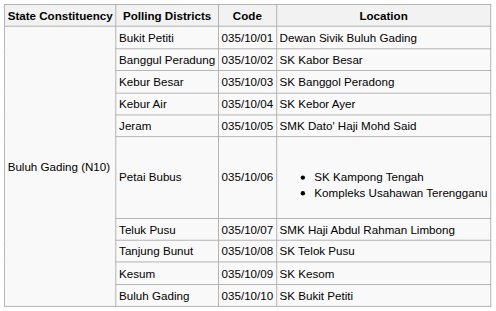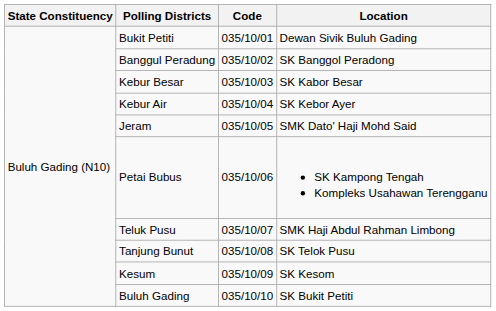(321, 60) SK Kabor Besar -> (337, 60) SK Banggol Peradong
(337, 82) SK Banggol Peradong -> (321, 82) SK Kabor Besar
